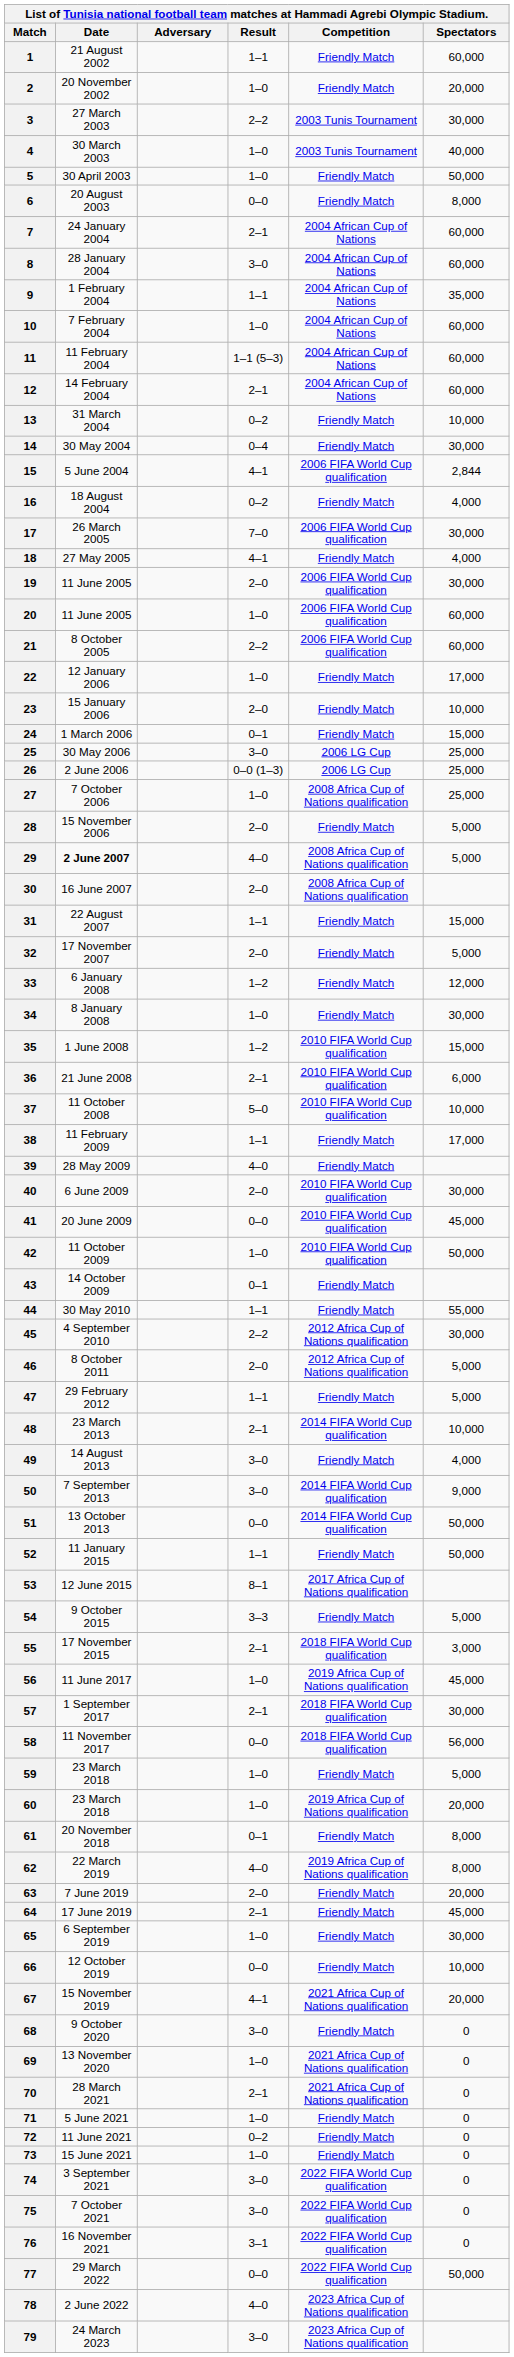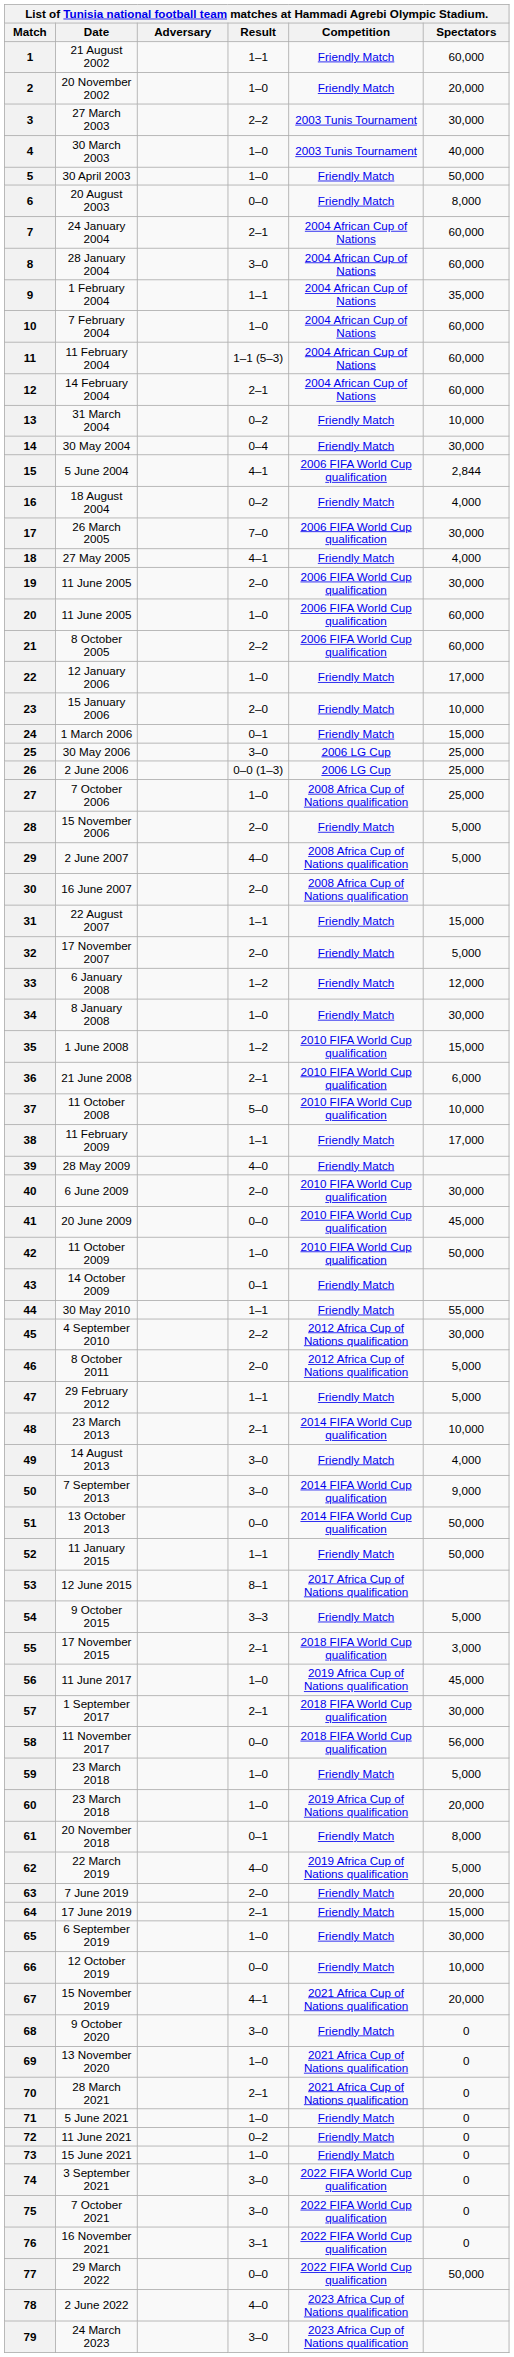(97, 858) bold -> (97, 858) normal
(466, 1868) 8,000 -> (466, 1868) 5,000
(466, 1912) 45,000 -> (466, 1912) 15,000
